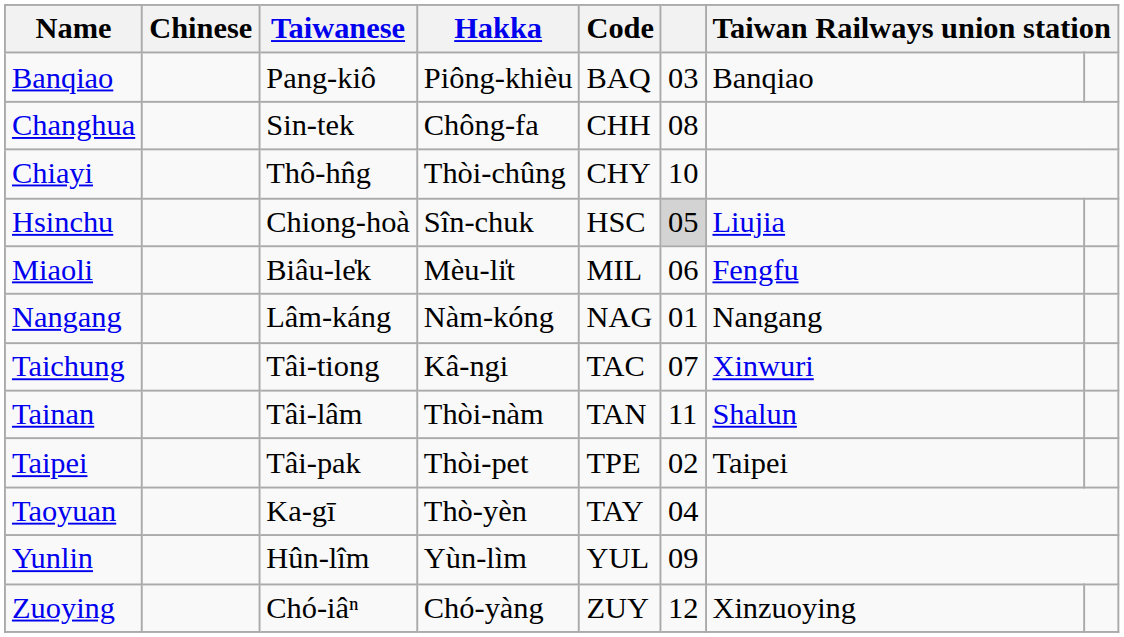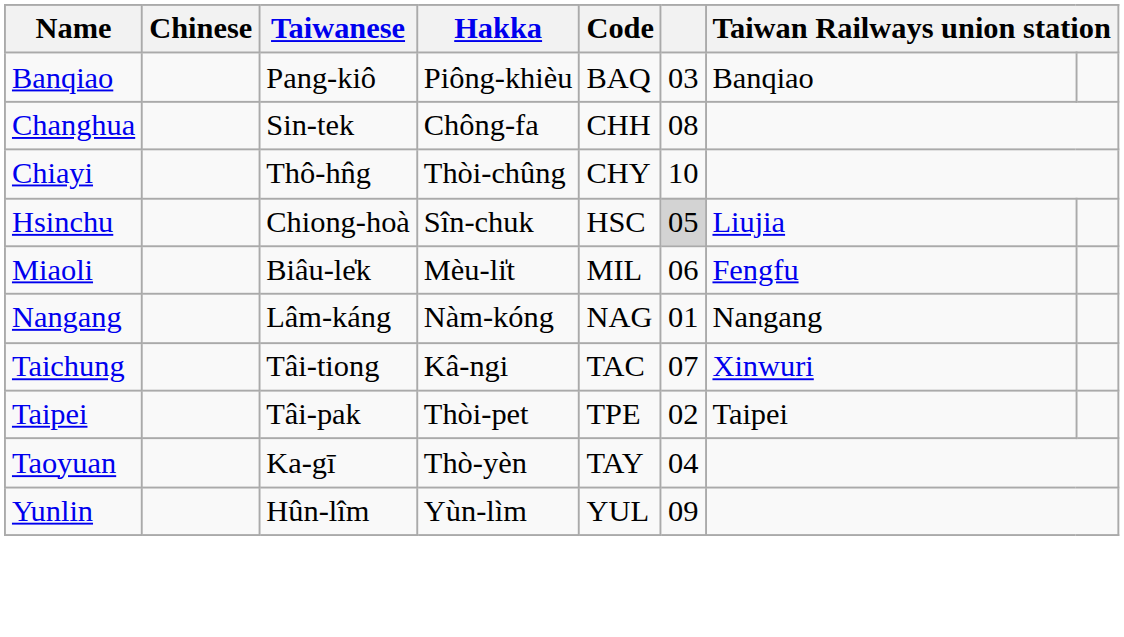- row: (53, 414)
- row: (63, 607)
